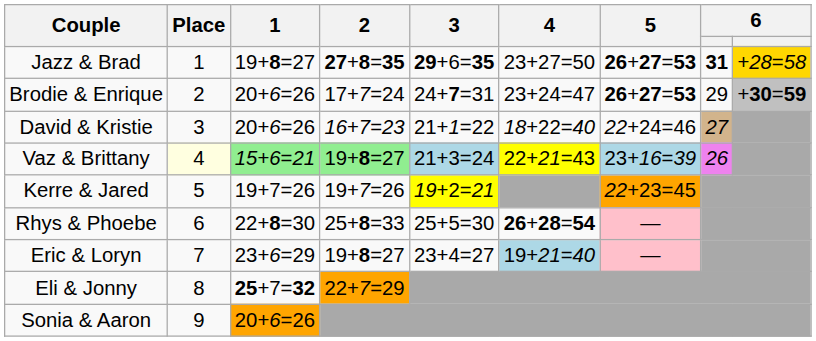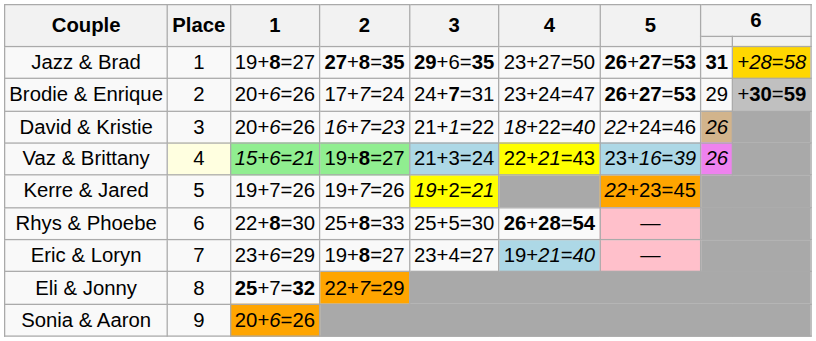(717, 126) 27 -> (717, 126) 26
